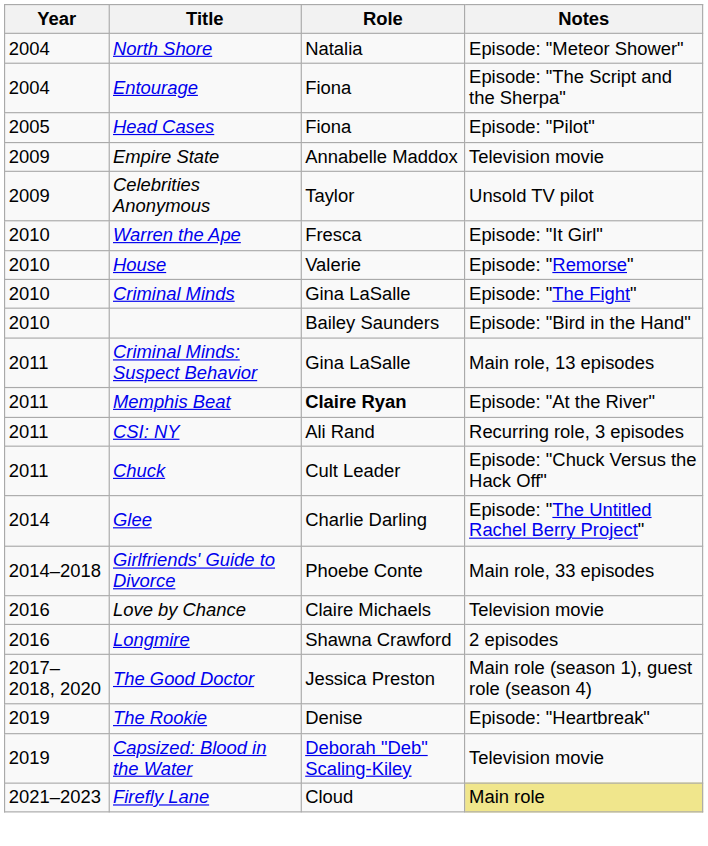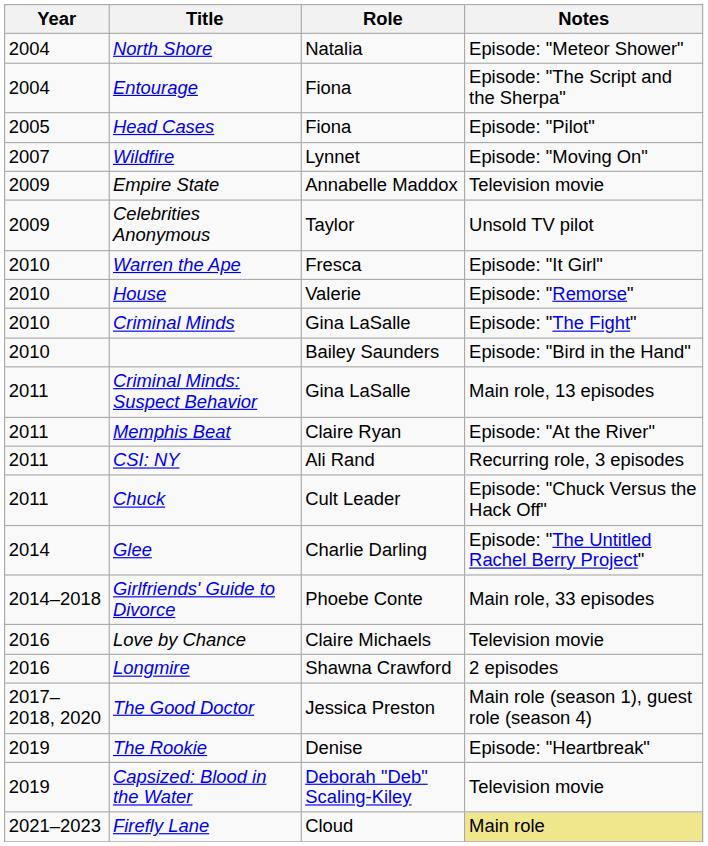+ row: (144, 156)
(356, 402) bold -> (353, 431) normal
